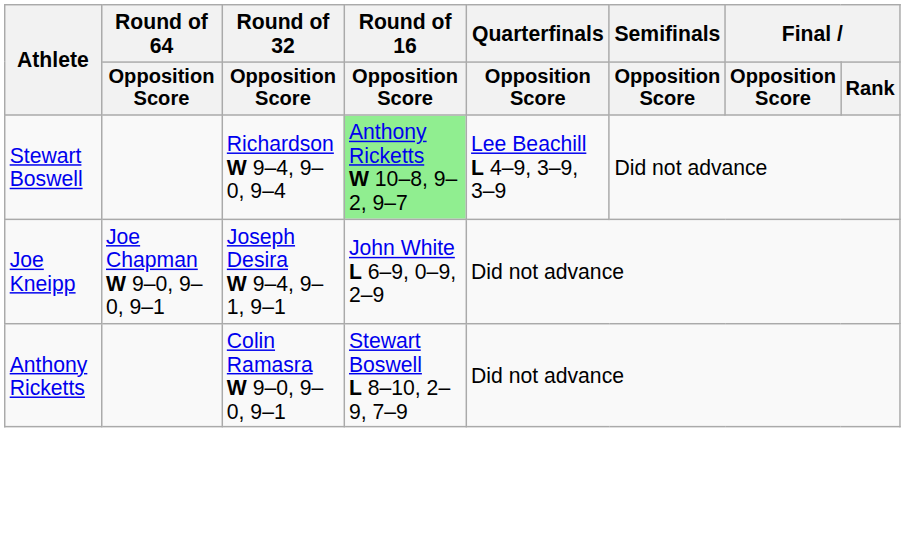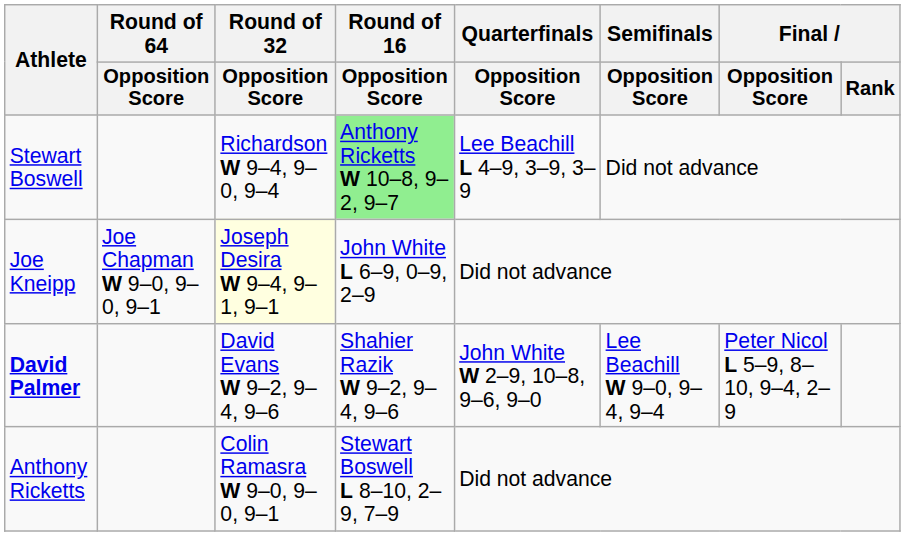(275, 272) no background -> (269, 272) lightyellow background
+ row: (45, 376)
